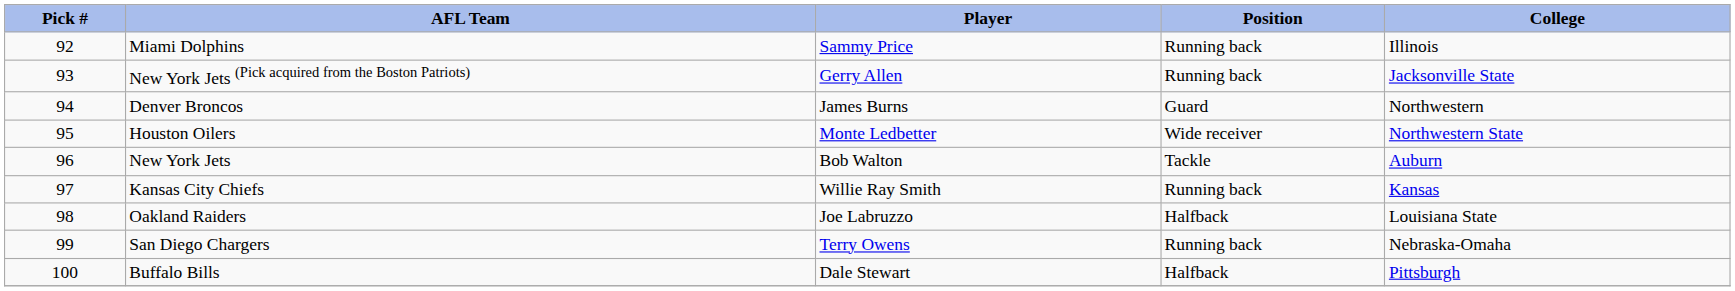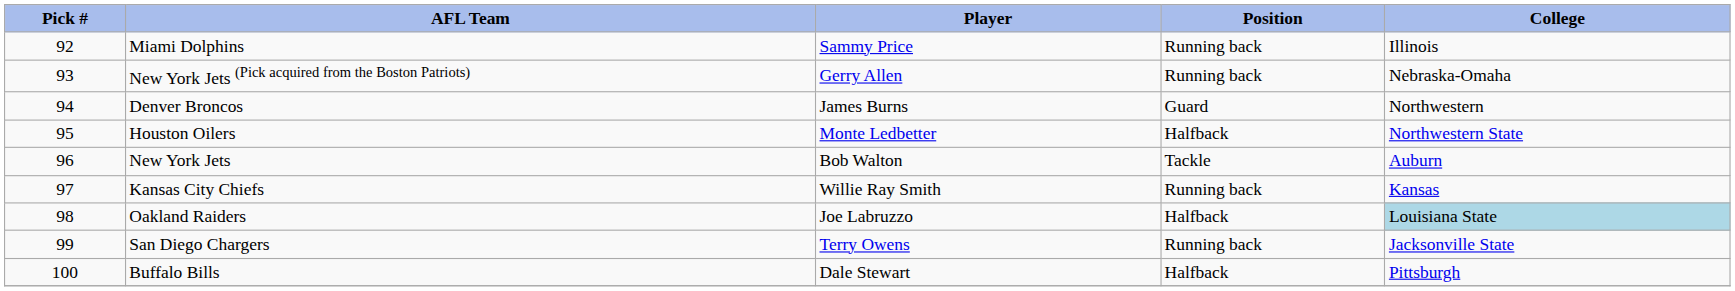(1452, 75) Jacksonville State -> (1450, 75) Nebraska-Omaha
(1213, 133) Wide receiver -> (1197, 133) Halfback
(1443, 216) no background -> (1443, 216) lightblue background
(1450, 244) Nebraska-Omaha -> (1452, 244) Jacksonville State
